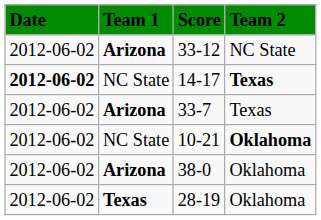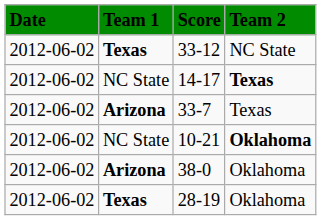(134, 49) Arizona -> (125, 49) Texas
(52, 79) bold -> (52, 79) normal
